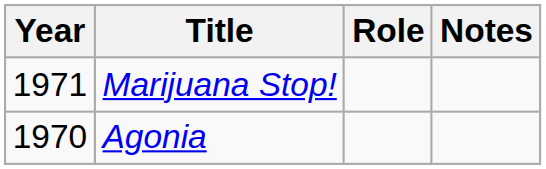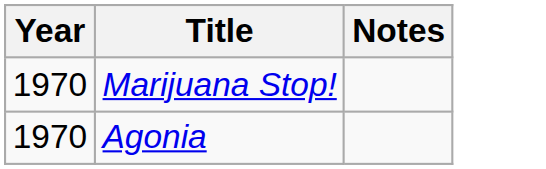- column: (388, 31)
(50, 84) 1971 -> (50, 84) 1970
